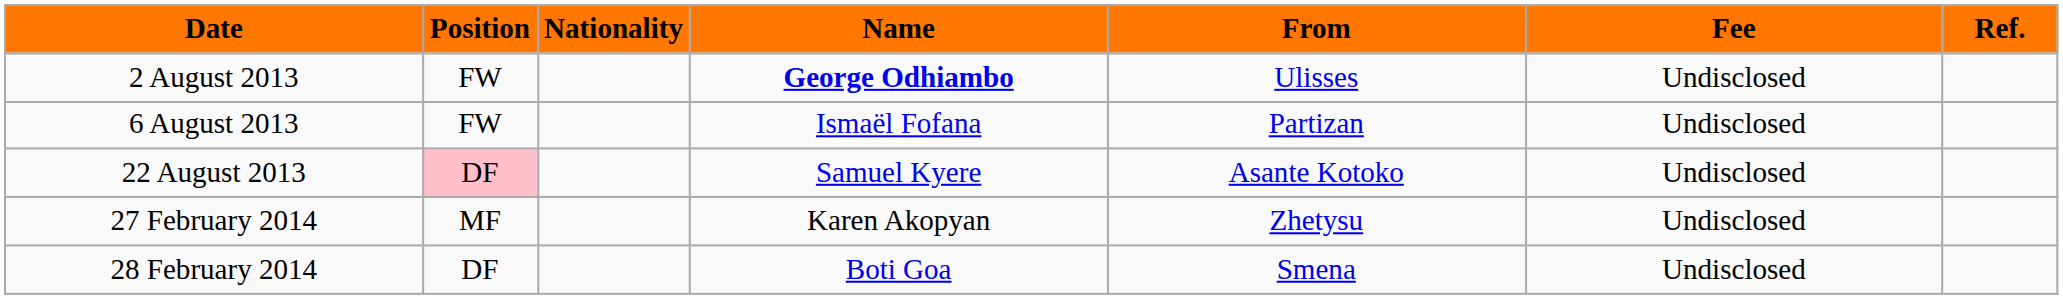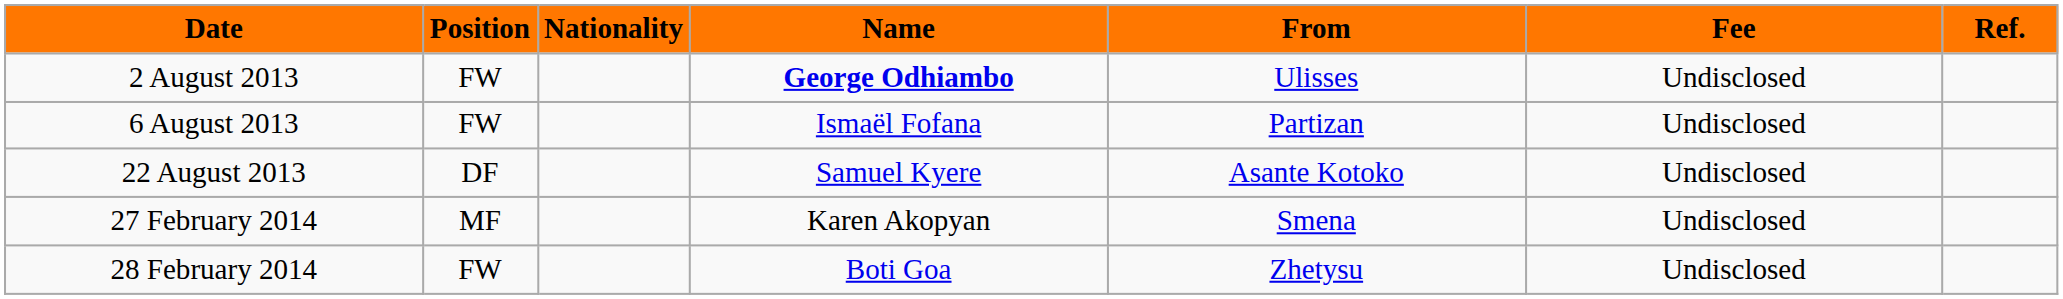(480, 172) pink background -> (480, 172) no background
(1316, 220) Zhetysu -> (1316, 220) Smena
(480, 268) DF -> (480, 268) FW
(1316, 268) Smena -> (1316, 268) Zhetysu
